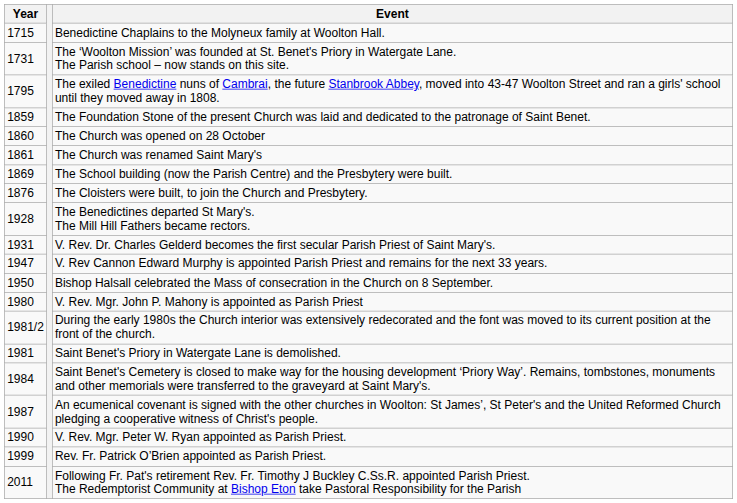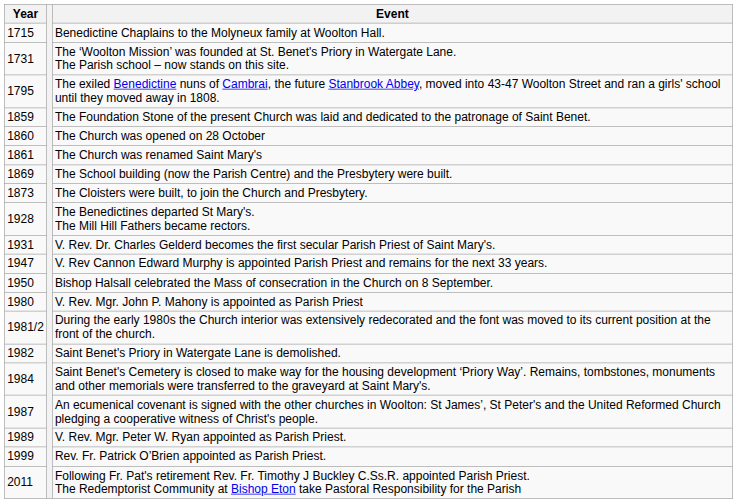(20, 193) 1876 -> (20, 193) 1873
(20, 353) 1981 -> (20, 353) 1982
(20, 437) 1990 -> (20, 437) 1989
